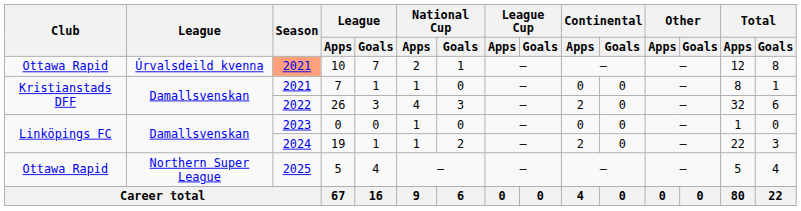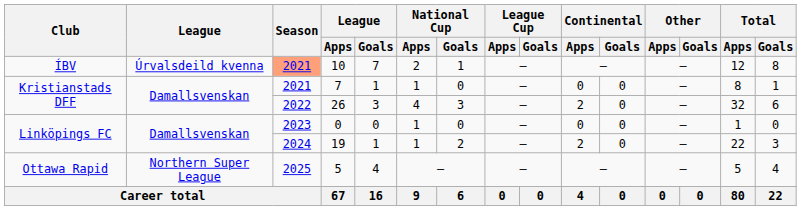(65, 66) Ottawa Rapid -> (65, 66) ÍBV
